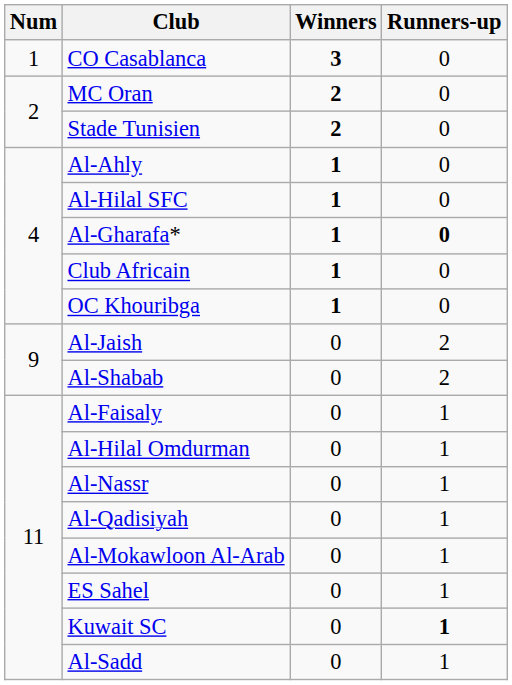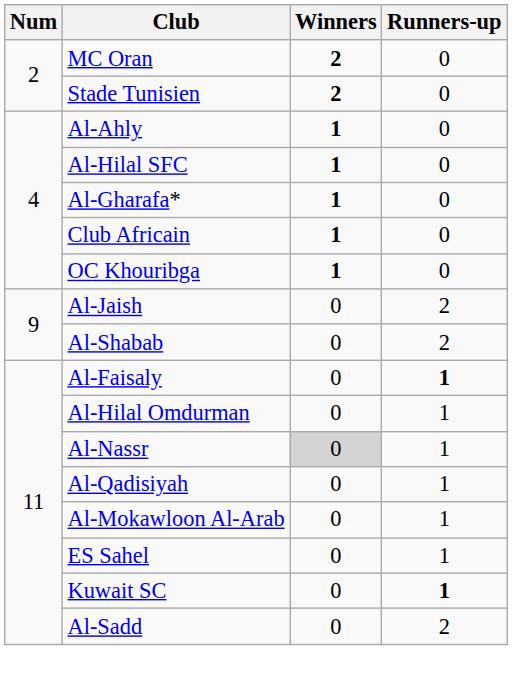- row: (137, 57)
(444, 235) bold -> (444, 199) normal
(444, 413) normal -> (444, 377) bold
(336, 484) no background -> (336, 448) lightgrey background
(444, 661) 1 -> (444, 626) 2
